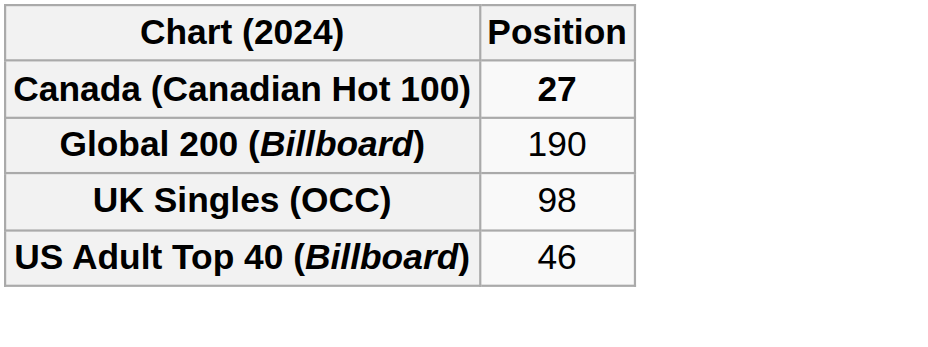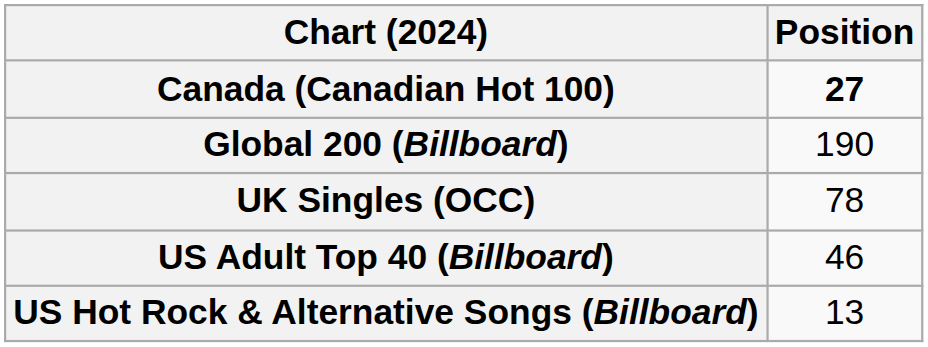(557, 200) 98 -> (845, 200) 78
+ row: (386, 312)
